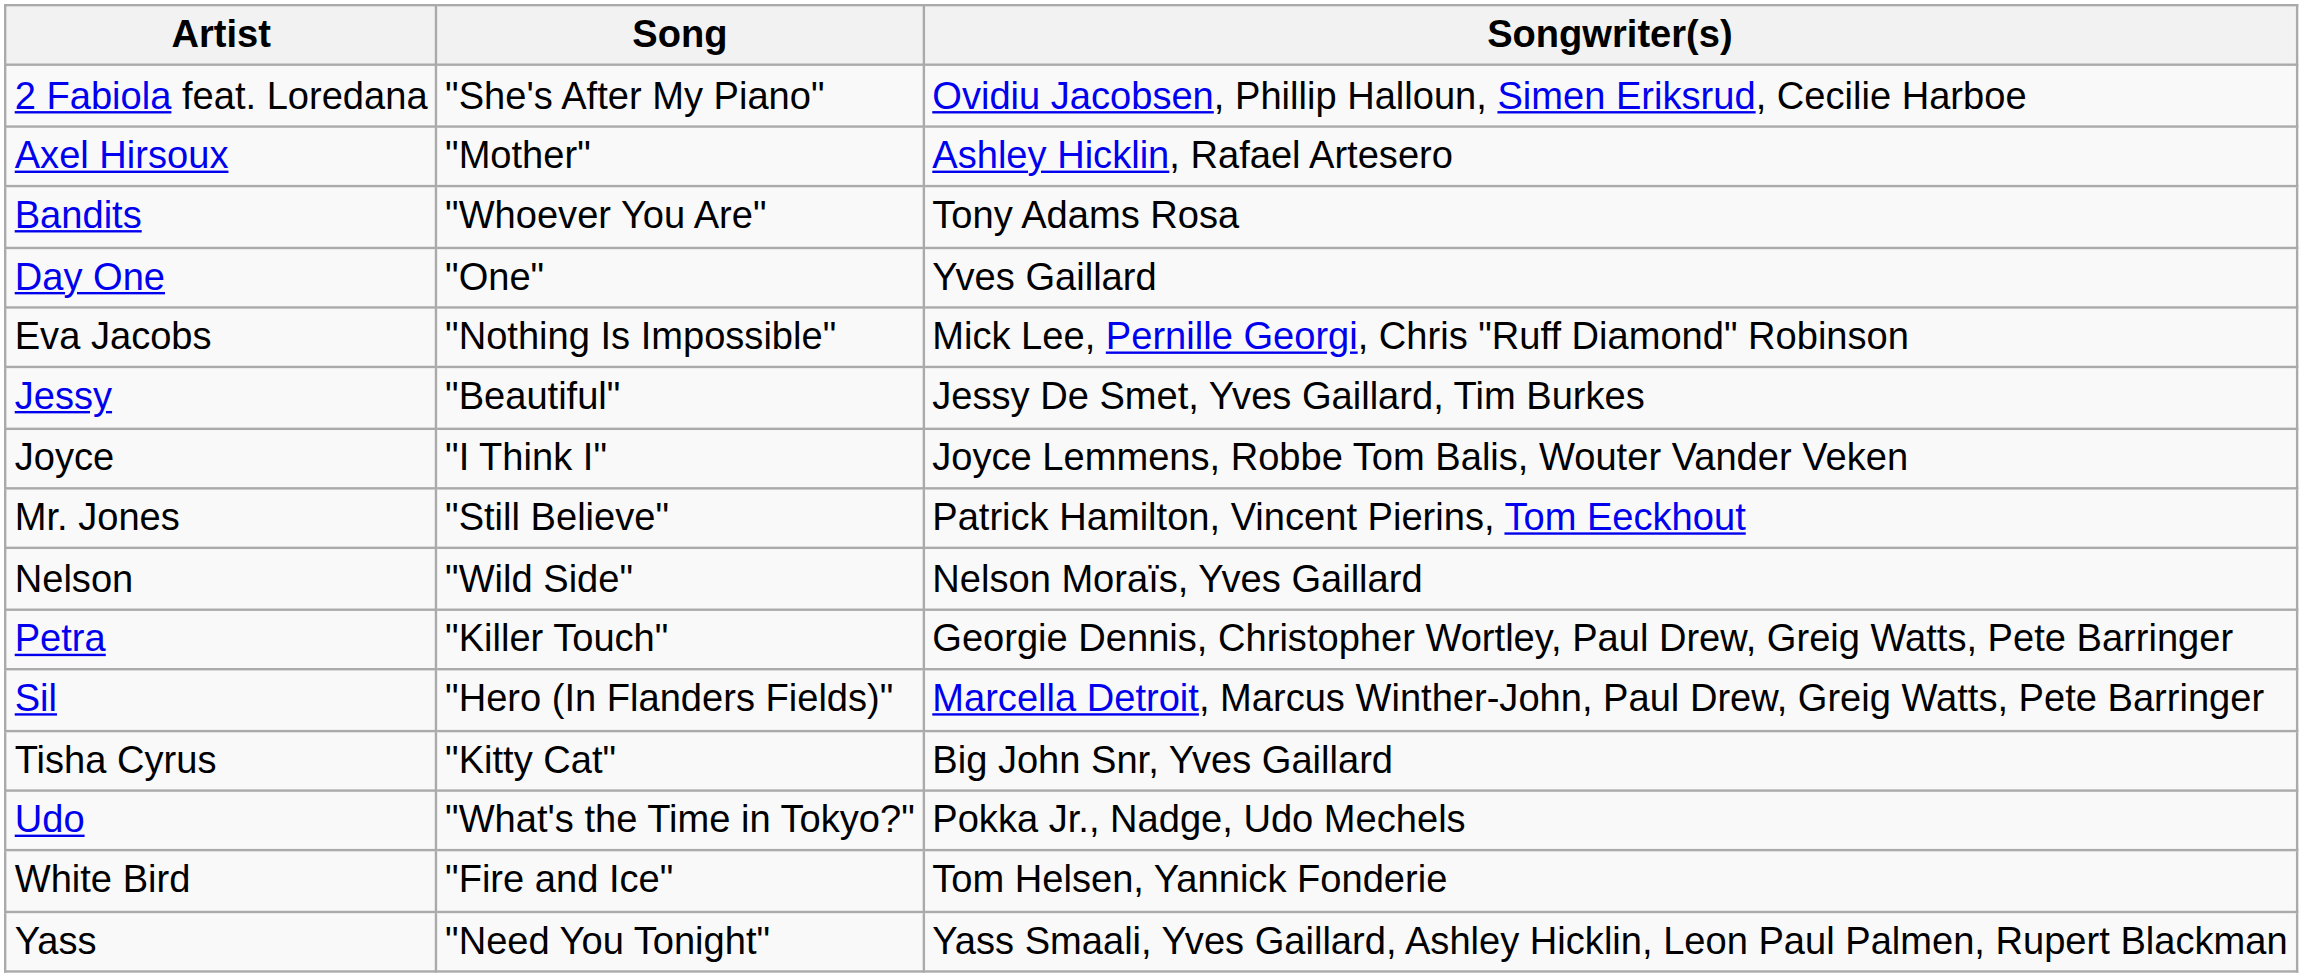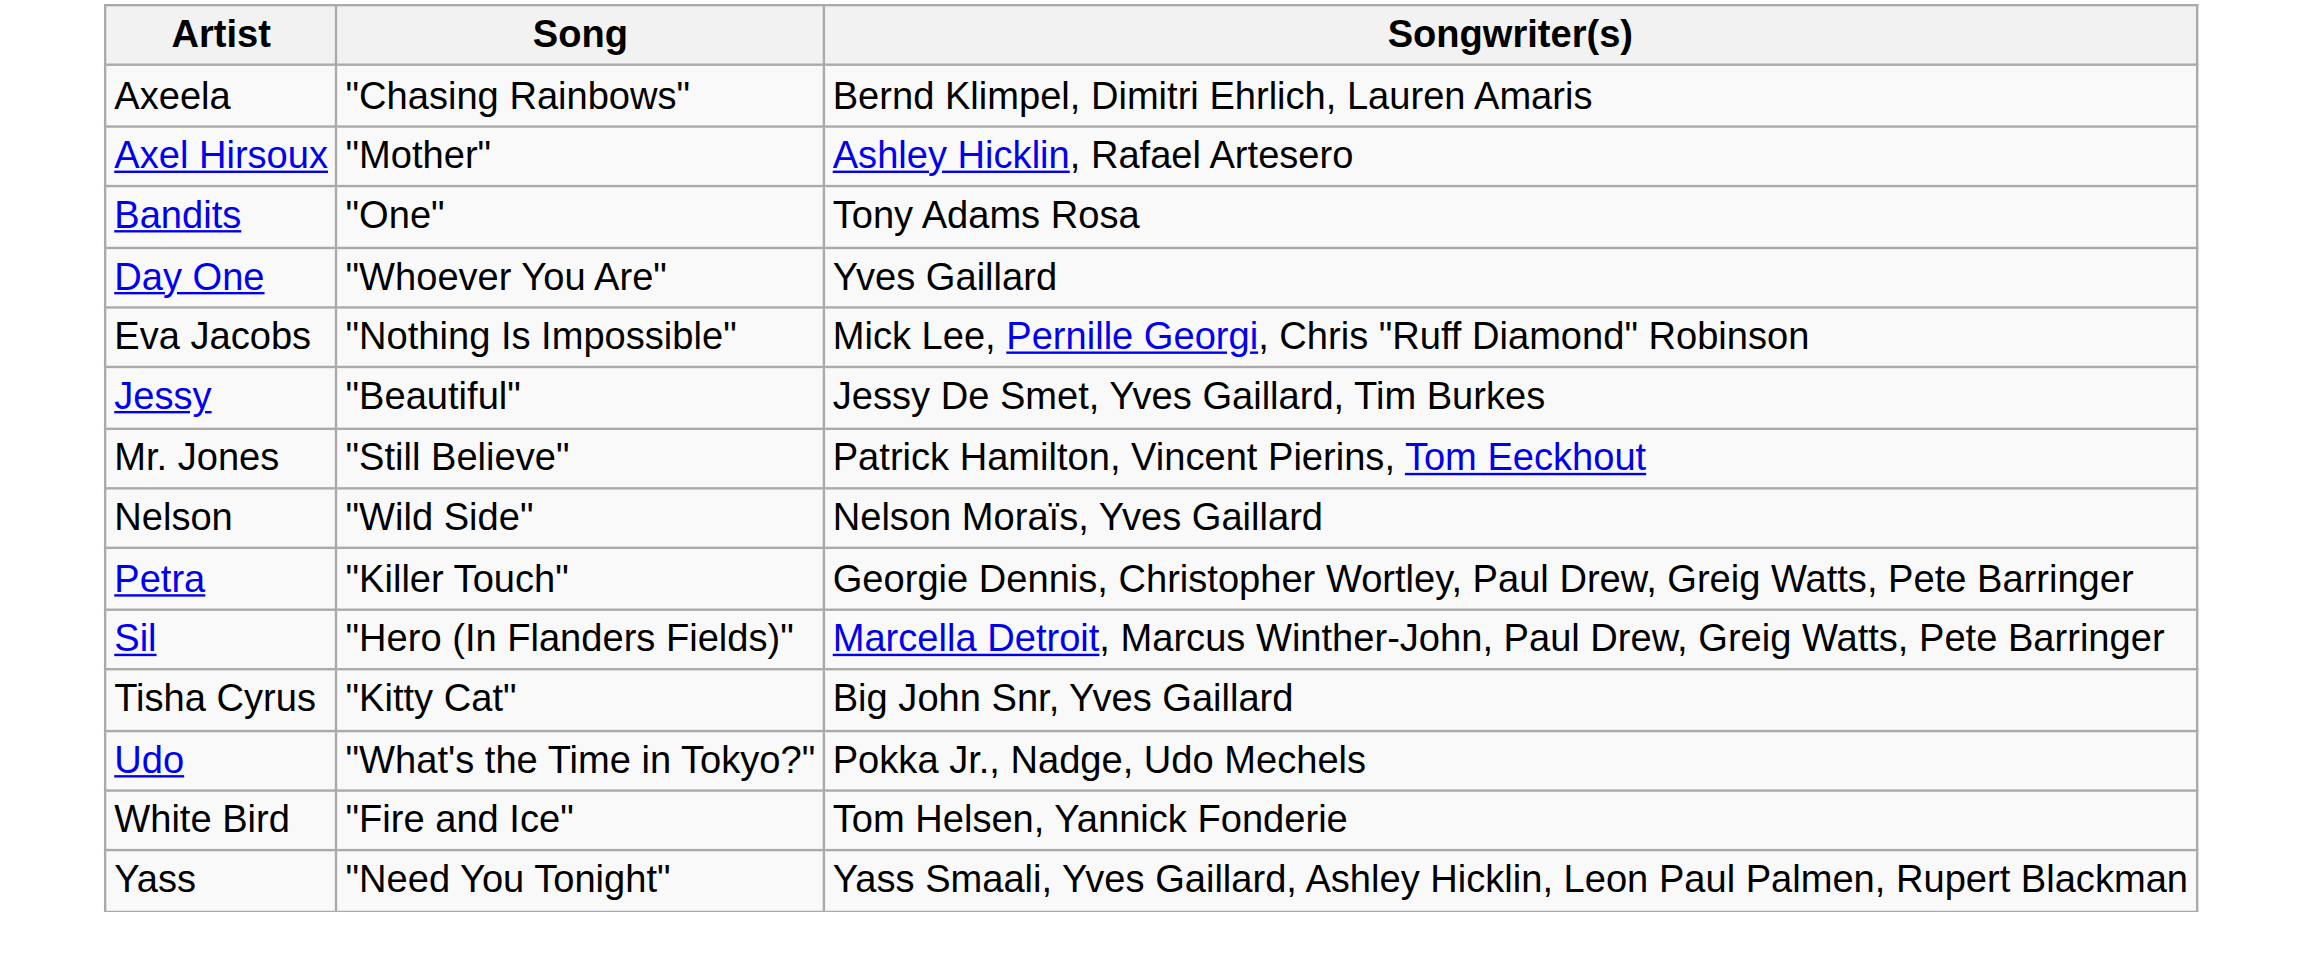- row: (221, 95)
+ row: (172, 95)
(606, 215) "Whoever You Are" -> (395, 215) "One"
(495, 276) "One" -> (506, 276) "Whoever You Are"
- row: (64, 457)
